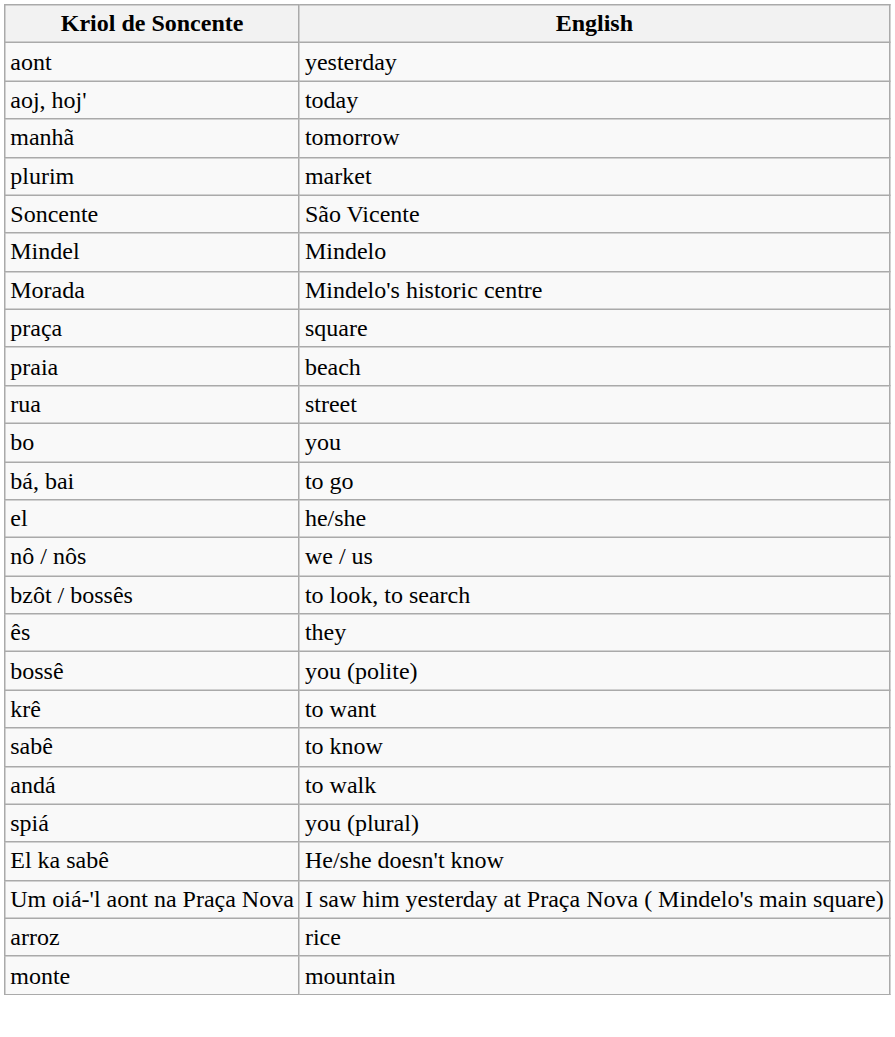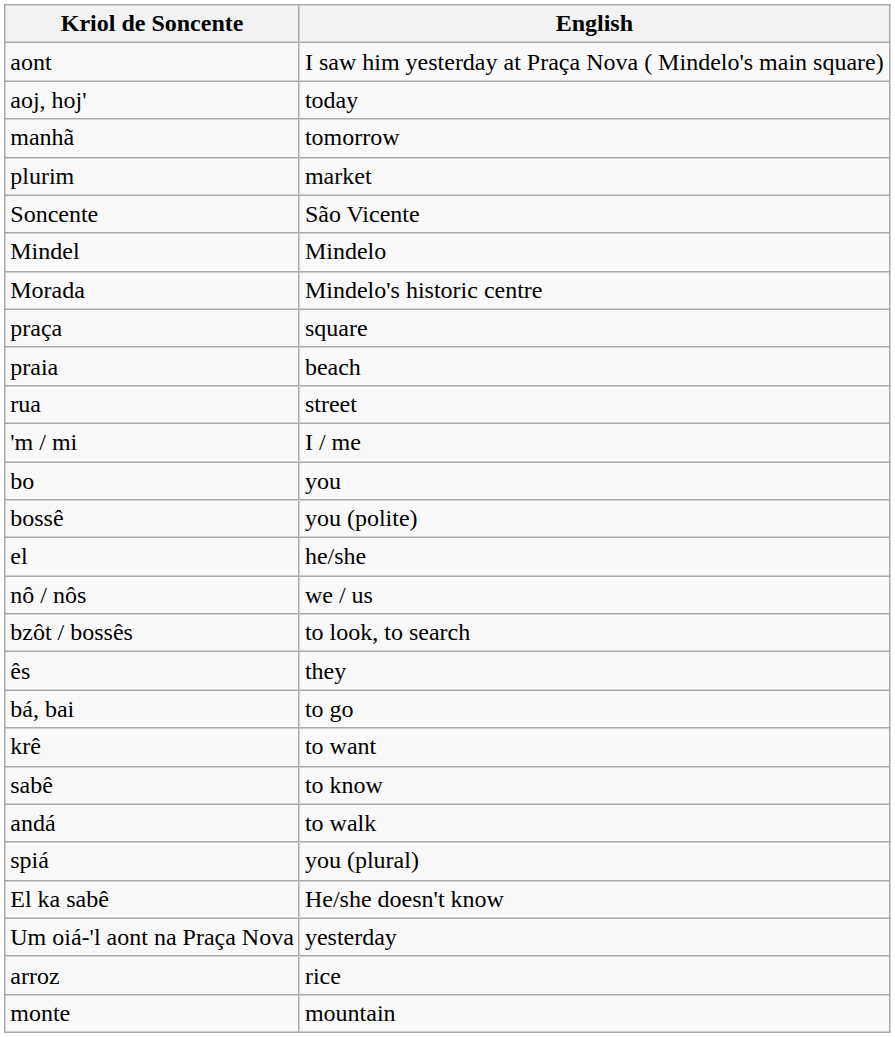(351, 61) yesterday -> (594, 61) I saw him yesterday at Praça Nova ( Mindelo's main square)
+ row: (44, 442)
rows swapped: (37, 670) <-> (42, 480)
(594, 898) I saw him yesterday at Praça Nova ( Mindelo's main square) -> (351, 937) yesterday
